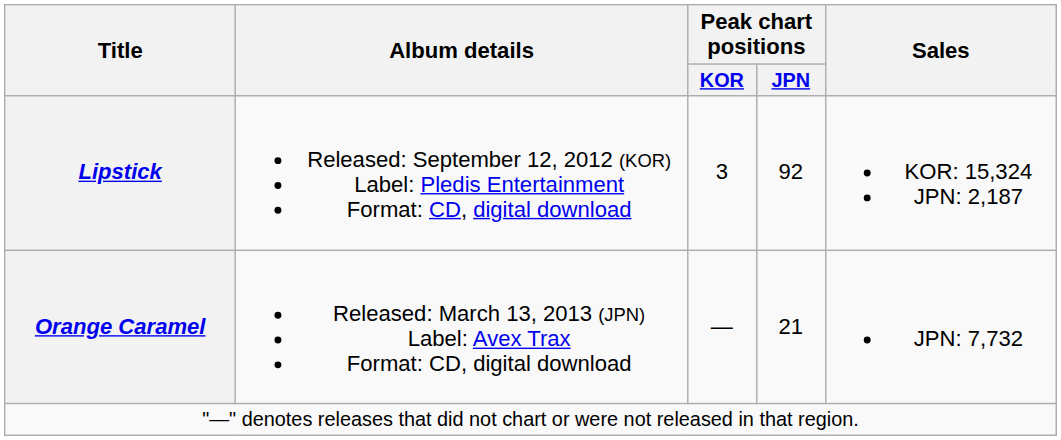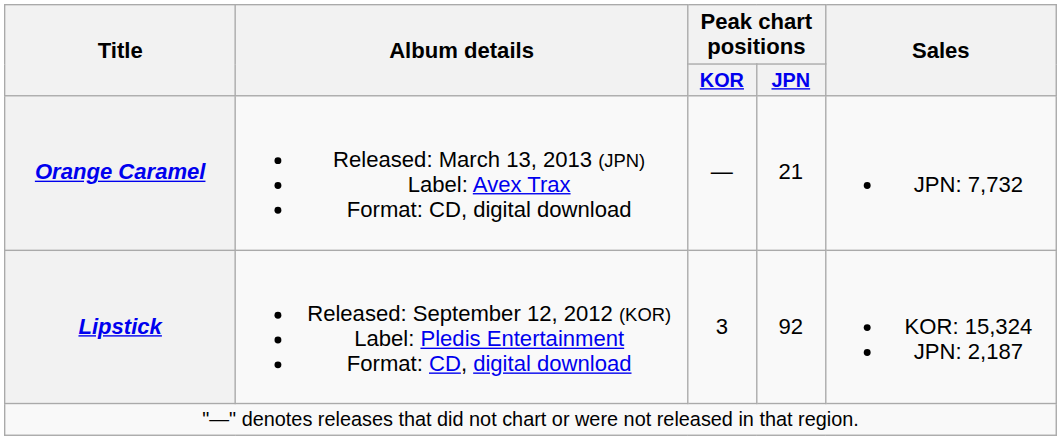rows swapped: (120, 172) <-> (120, 326)
